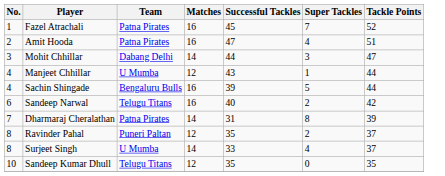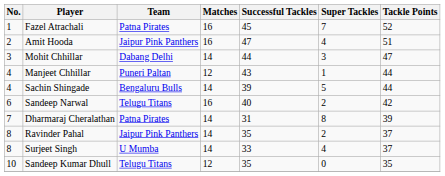(144, 42) Patna Pirates -> (159, 42) Jaipur Pink Panthers
(139, 73) U Mumba -> (145, 73) Puneri Paltan
(191, 88) 16 -> (207, 88) 14
(145, 133) Puneri Paltan -> (159, 133) Jaipur Pink Panthers
(191, 133) 12 -> (207, 133) 14
